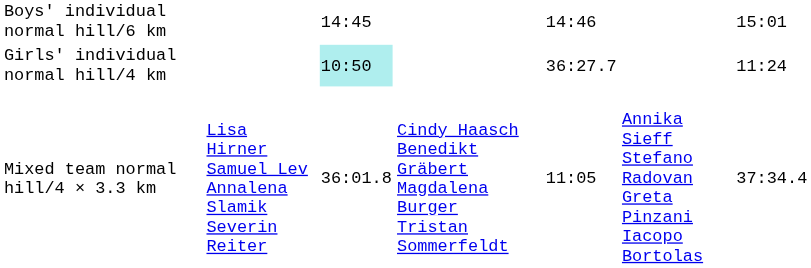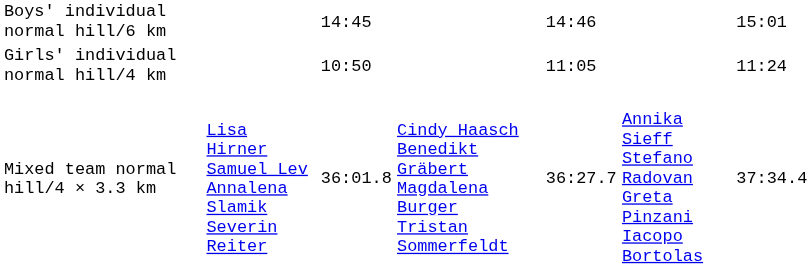(346, 66) paleturquoise background -> (346, 66) no background
(581, 66) 36:27.7 -> (571, 66) 11:05
(571, 178) 11:05 -> (581, 178) 36:27.7
